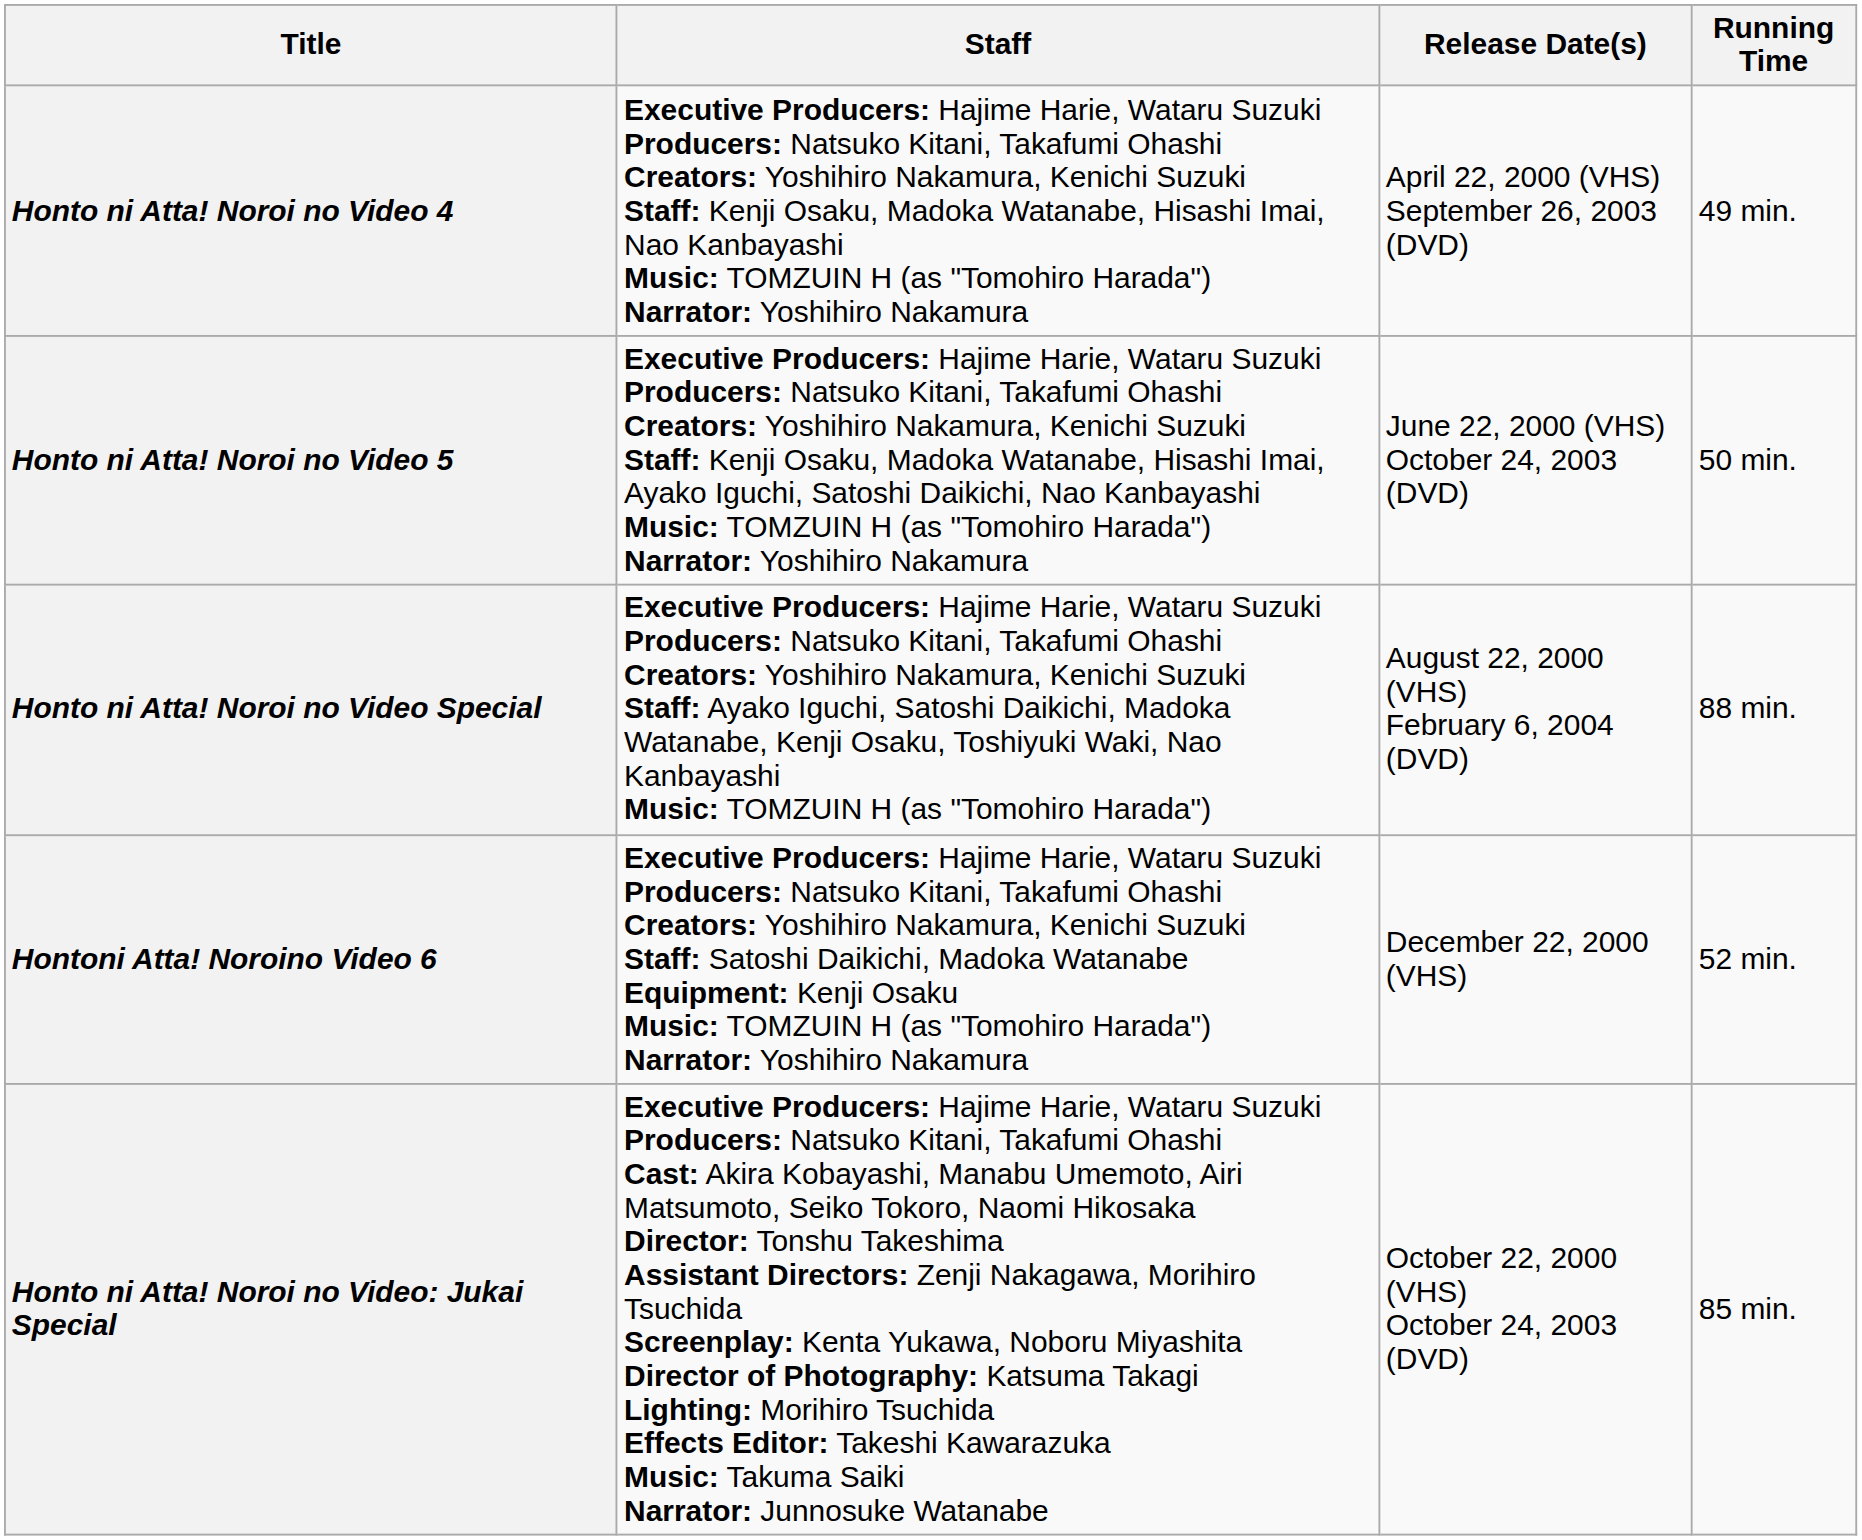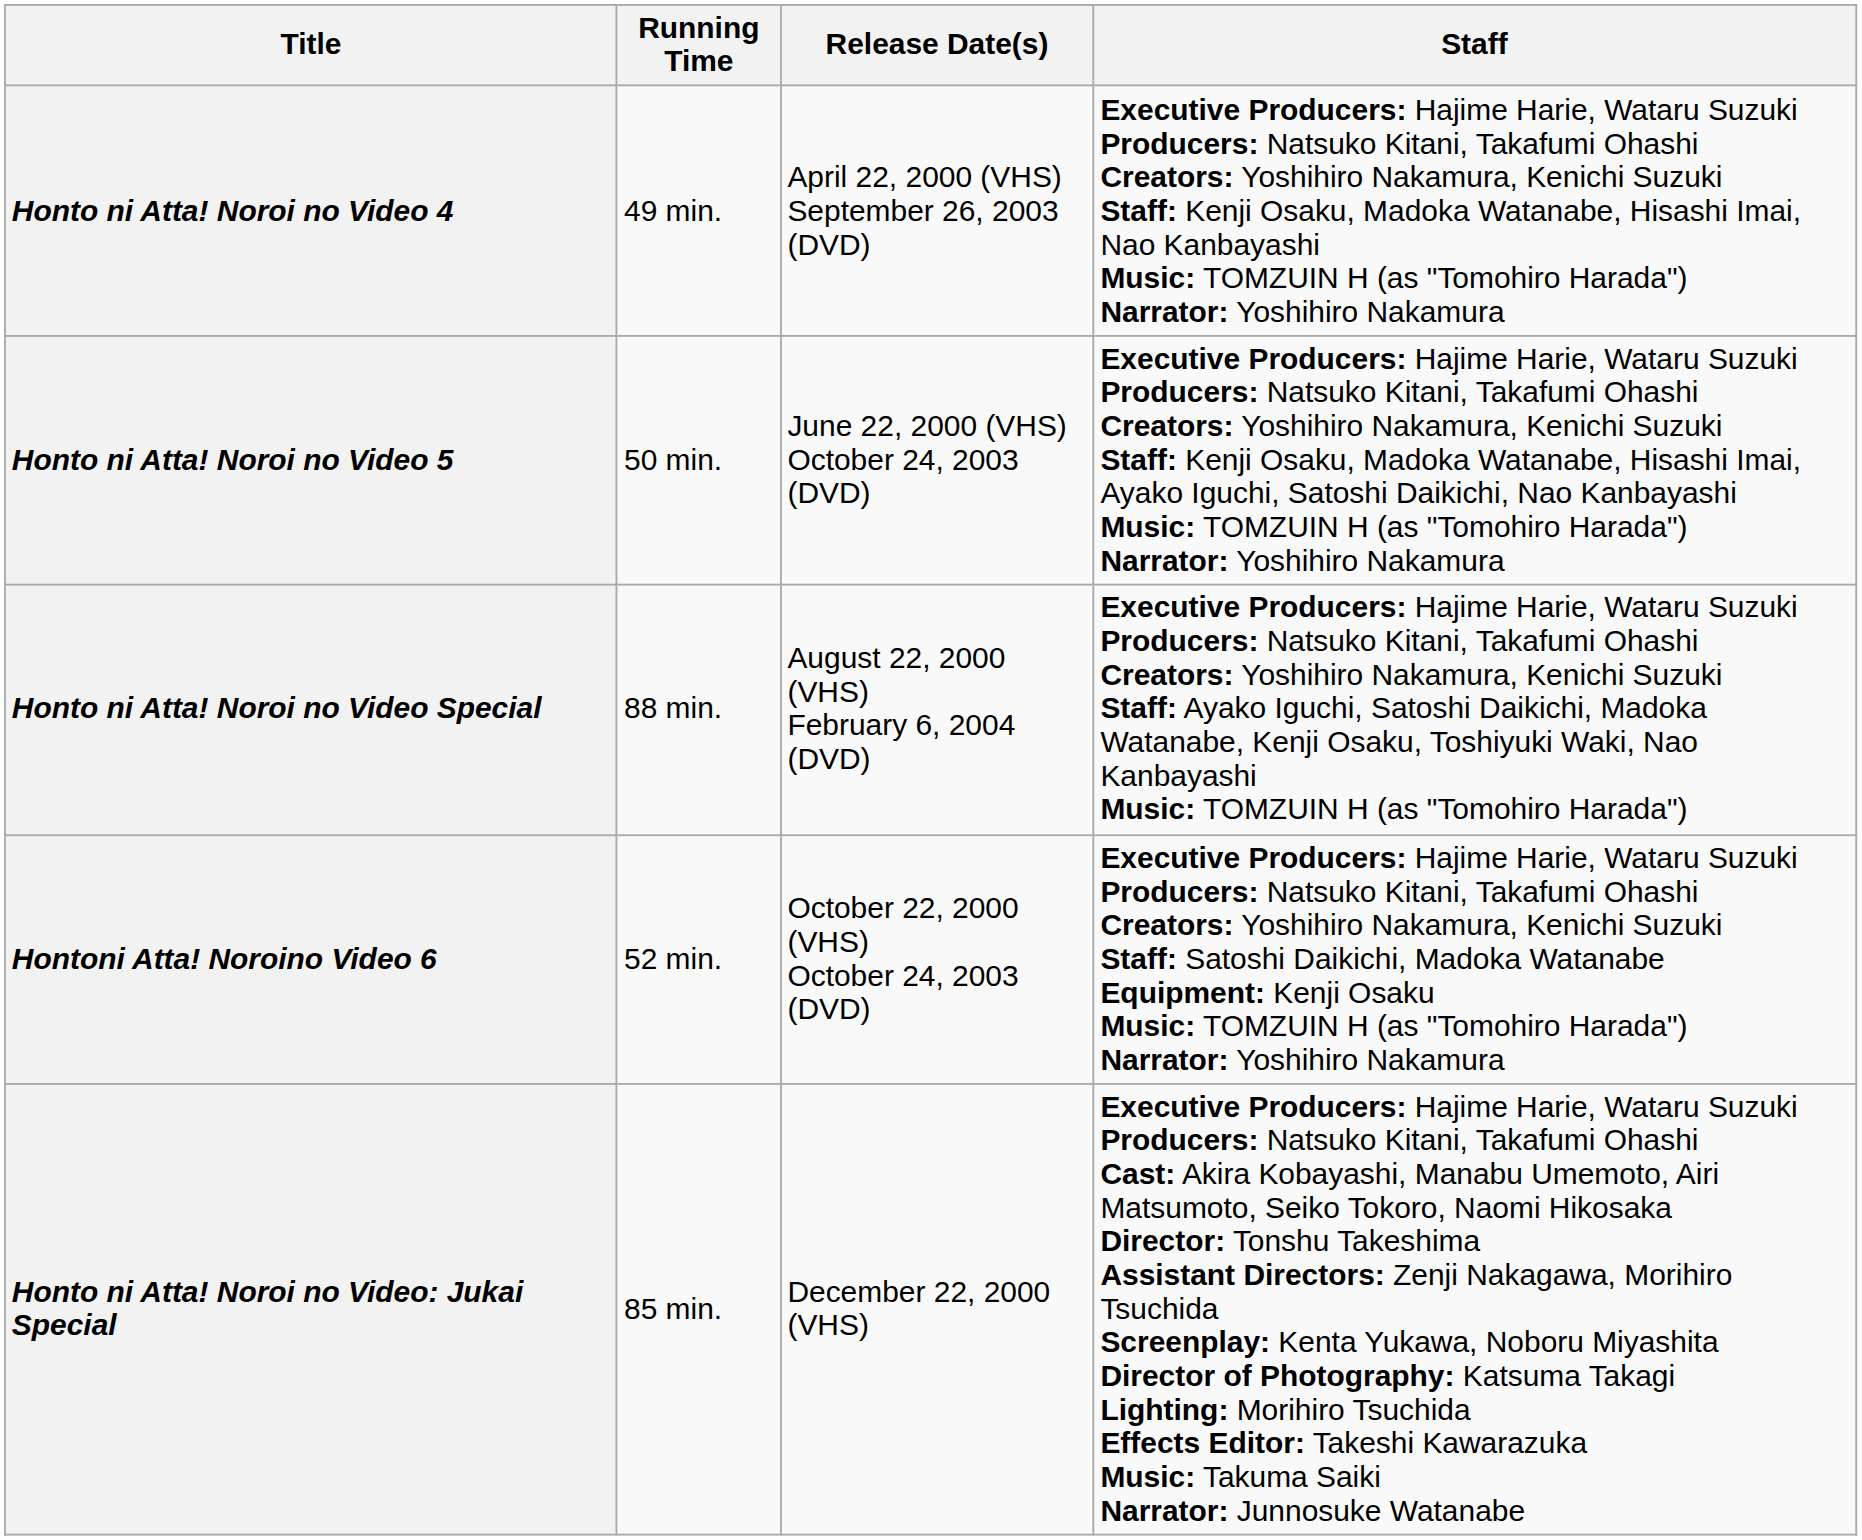columns swapped: (998, 45) <-> (1774, 45)
(1517, 958) December 22, 2000 (VHS) -> (903, 958) October 22, 2000 (VHS) October 24, 2003 (DVD)
(1501, 1308) October 22, 2000 (VHS) October 24, 2003 (DVD) -> (919, 1308) December 22, 2000 (VHS)
